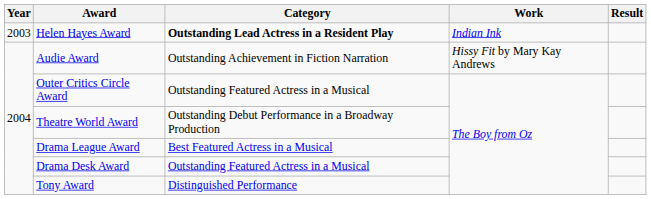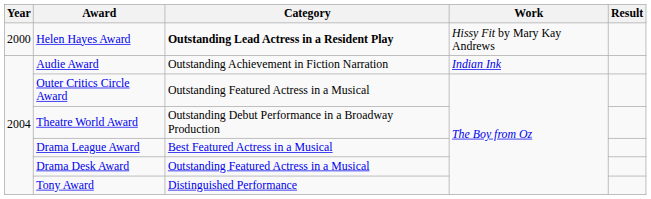(19, 32) 2003 -> (19, 39) 2000
(477, 32) Indian Ink -> (507, 39) Hissy Fit by Mary Kay Andrews
(507, 58) Hissy Fit by Mary Kay Andrews -> (477, 64) Indian Ink
